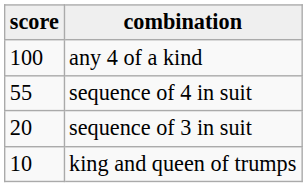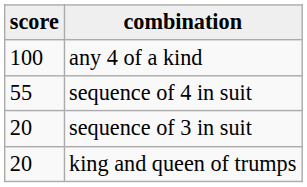(21, 163) 10 -> (21, 163) 20
